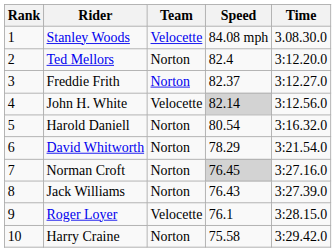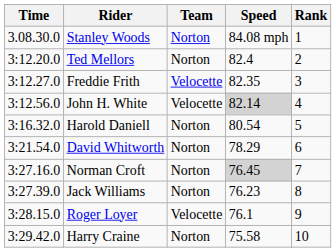columns swapped: (24, 15) <-> (301, 15)
(176, 37) Velocette -> (190, 37) Norton
(170, 81) Norton -> (197, 81) Velocette
(224, 81) 82.37 -> (245, 81) 82.35
(224, 192) 76.43 -> (245, 192) 76.23
